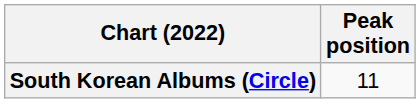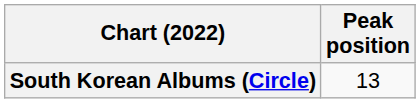(368, 80) 11 -> (368, 80) 13
